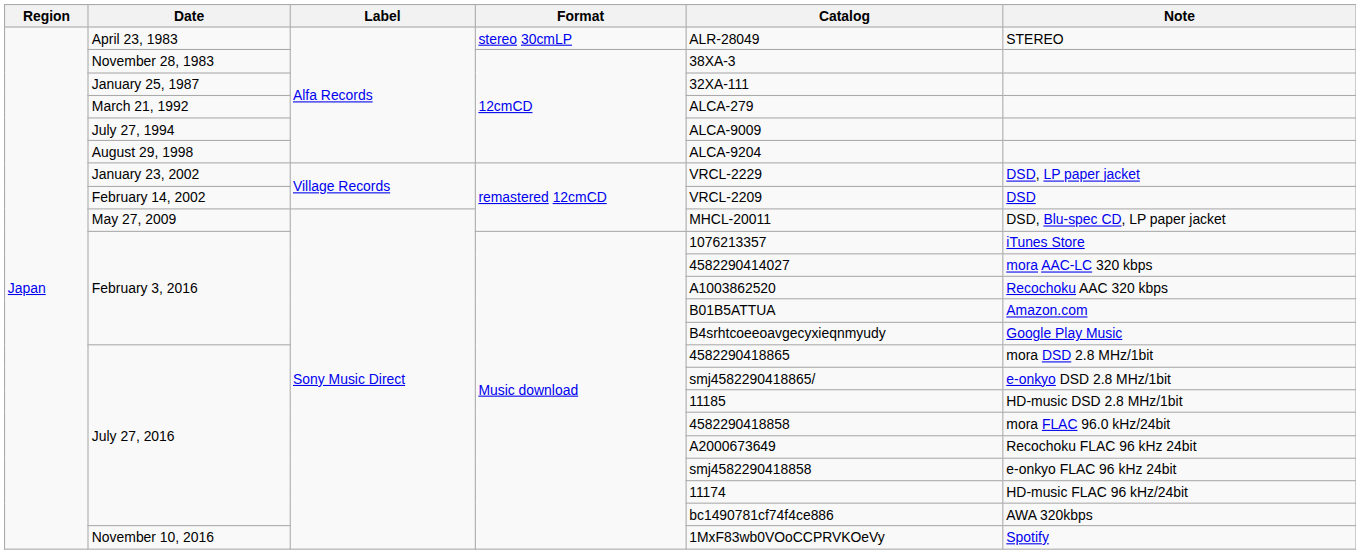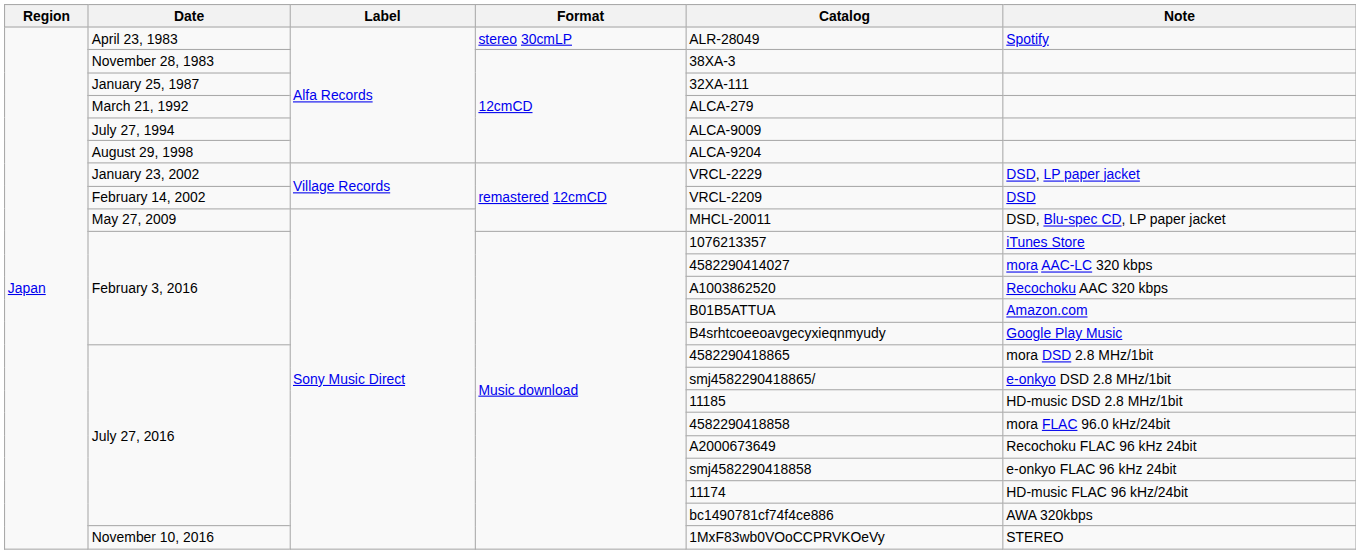(1035, 39) STEREO -> (1028, 39) Spotify
(1028, 537) Spotify -> (1035, 537) STEREO
